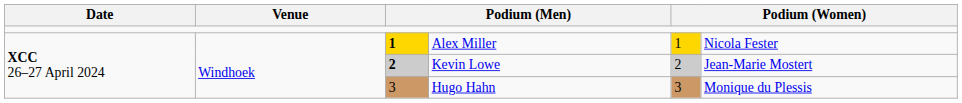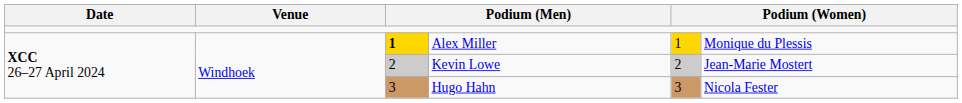(741, 43) Nicola Fester -> (758, 43) Monique du Plessis
(392, 65) bold -> (392, 65) normal
(758, 87) Monique du Plessis -> (741, 87) Nicola Fester
